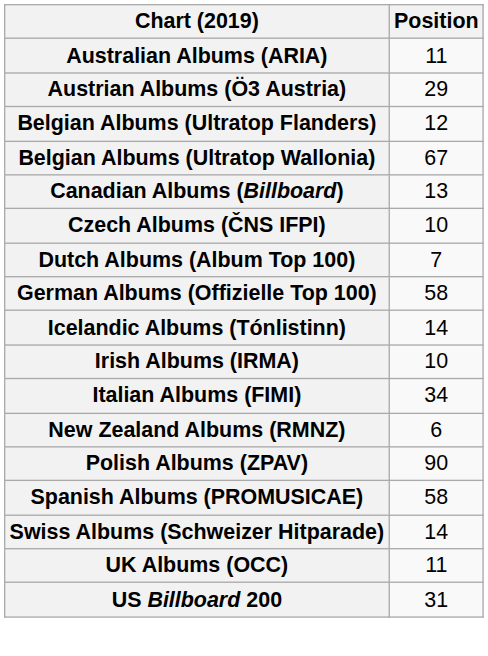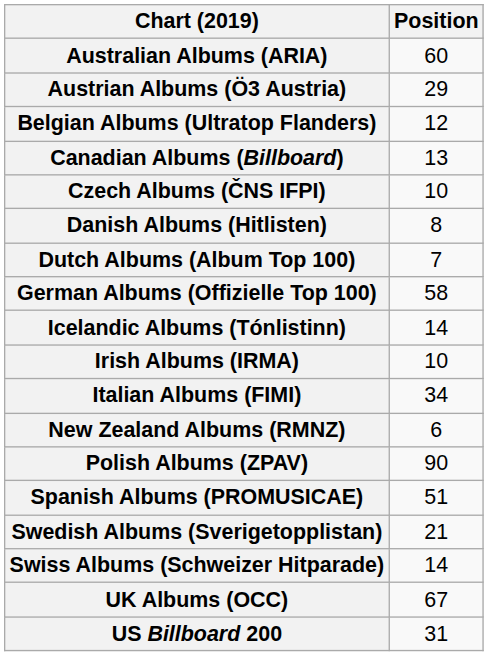(436, 55) 11 -> (436, 55) 60
- row: (197, 157)
+ row: (197, 225)
(436, 497) 58 -> (436, 497) 51
+ row: (197, 531)
(436, 565) 11 -> (436, 599) 67
